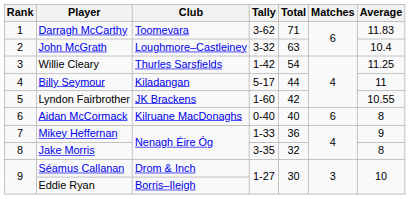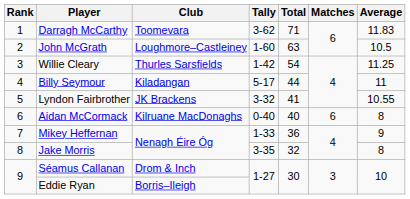(264, 47) 3-32 -> (264, 47) 1-60
(381, 47) 10.4 -> (381, 47) 10.5
(264, 99) 1-60 -> (264, 99) 3-32
(294, 99) 42 -> (294, 99) 41
